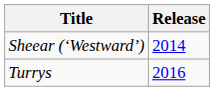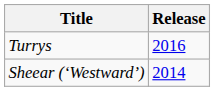rows swapped: (77, 45) <-> (30, 72)
